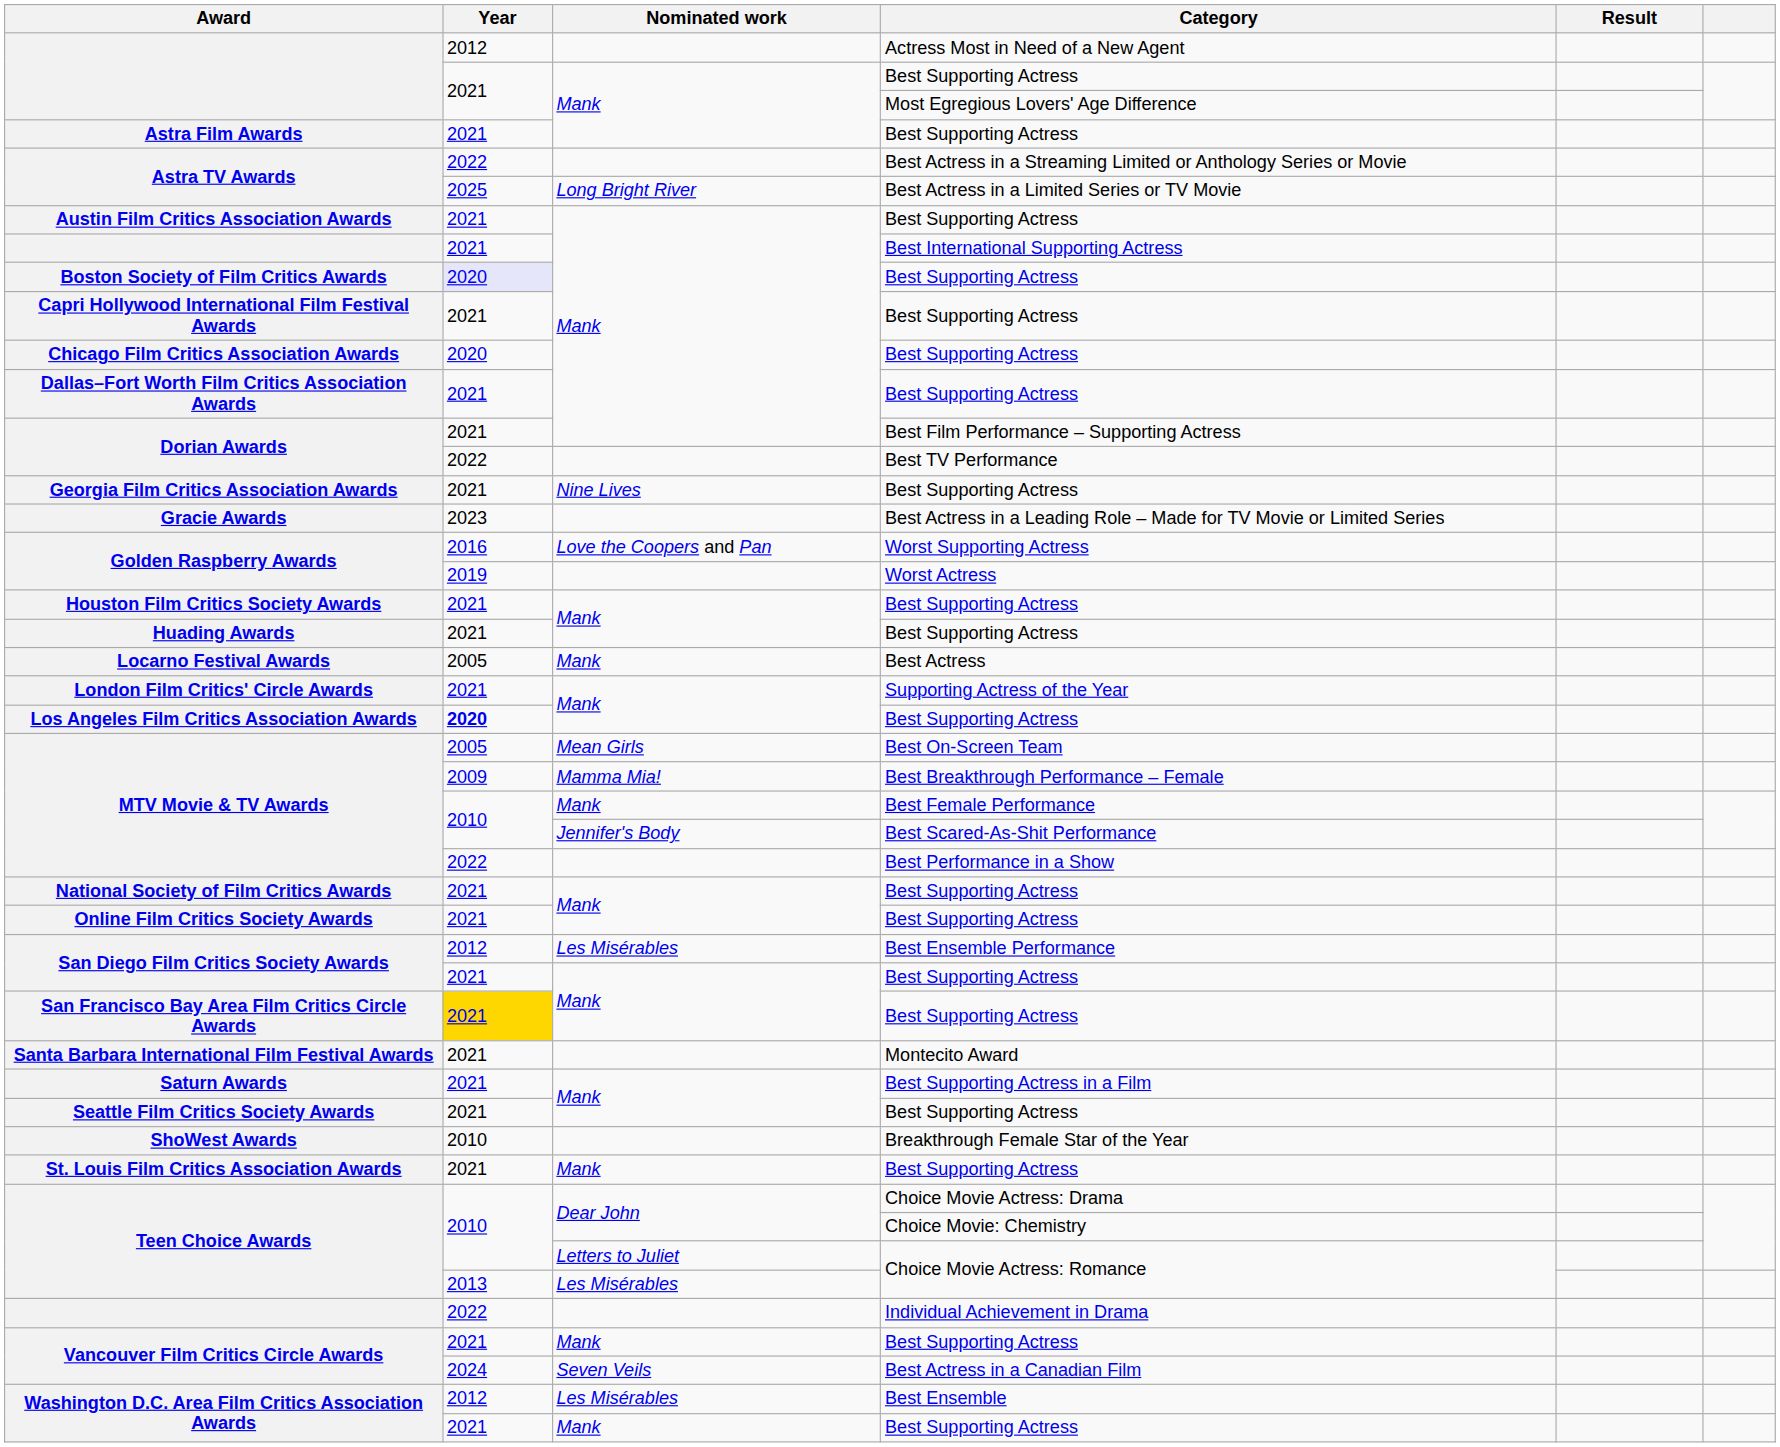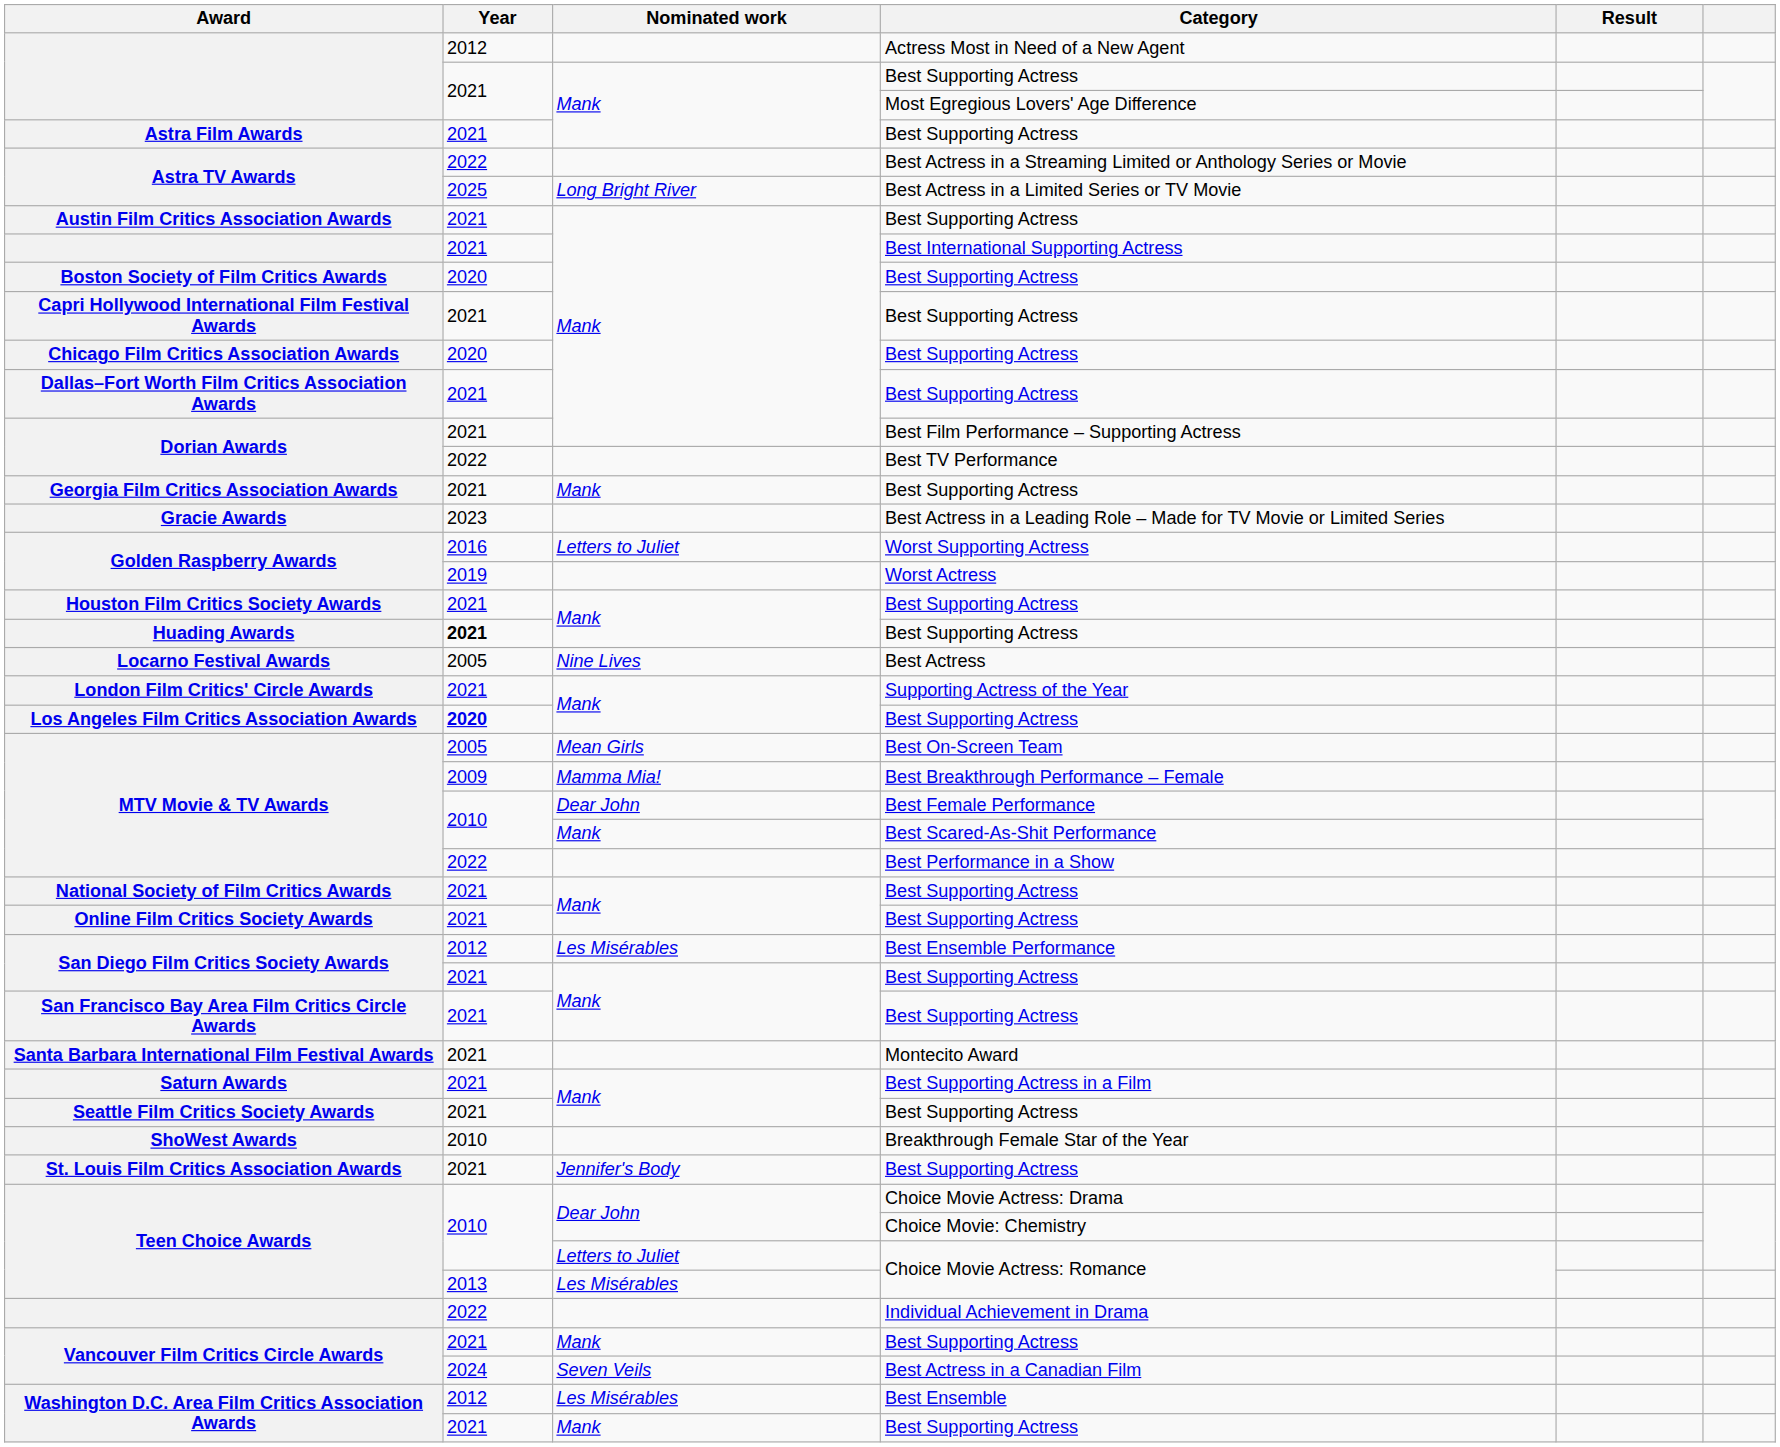(467, 276) lavender background -> (467, 276) no background
(599, 489) Nine Lives -> (579, 489) Mank
(664, 546) Love the Coopers and Pan -> (618, 546) Letters to Juliet
(467, 632) normal -> (467, 632) bold
(579, 661) Mank -> (599, 661) Nine Lives
(579, 805) Mank -> (598, 805) Dear John
(618, 833) Jennifer's Body -> (579, 833) Mank
(467, 1015) gold background -> (467, 1015) no background
(579, 1169) Mank -> (618, 1169) Jennifer's Body
